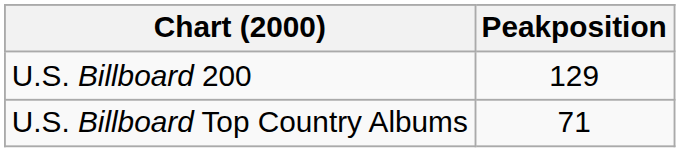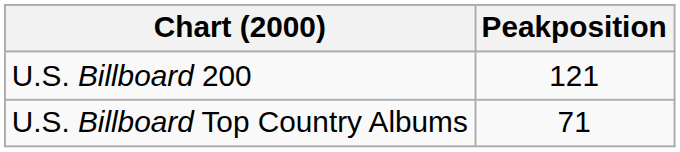(574, 75) 129 -> (574, 75) 121
